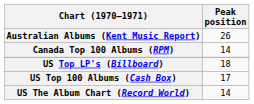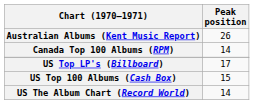(226, 64) 18 -> (226, 64) 17
(226, 78) 17 -> (226, 78) 15
